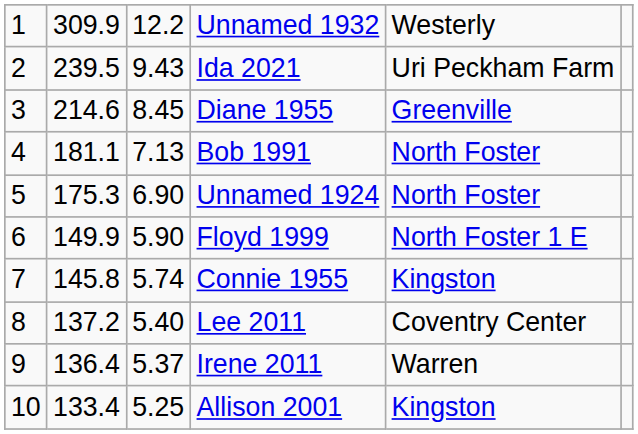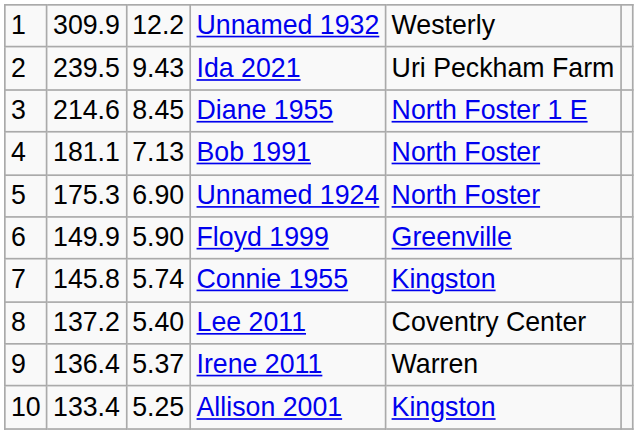(452, 110) Greenville -> (490, 110) North Foster 1 E
(490, 237) North Foster 1 E -> (452, 237) Greenville
